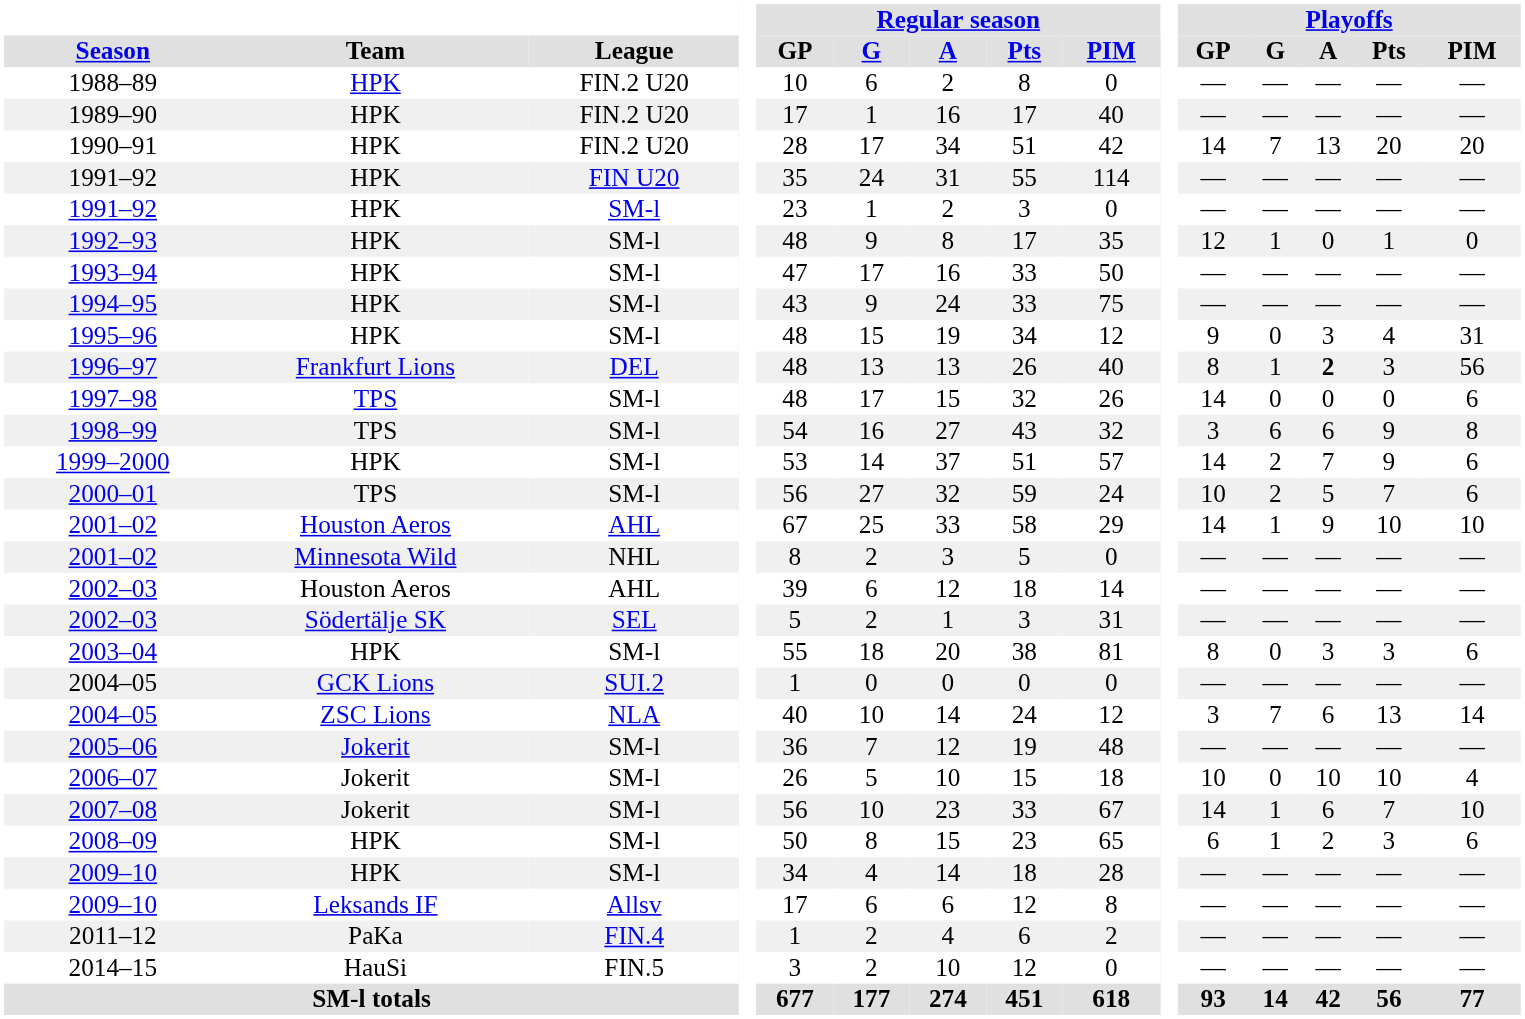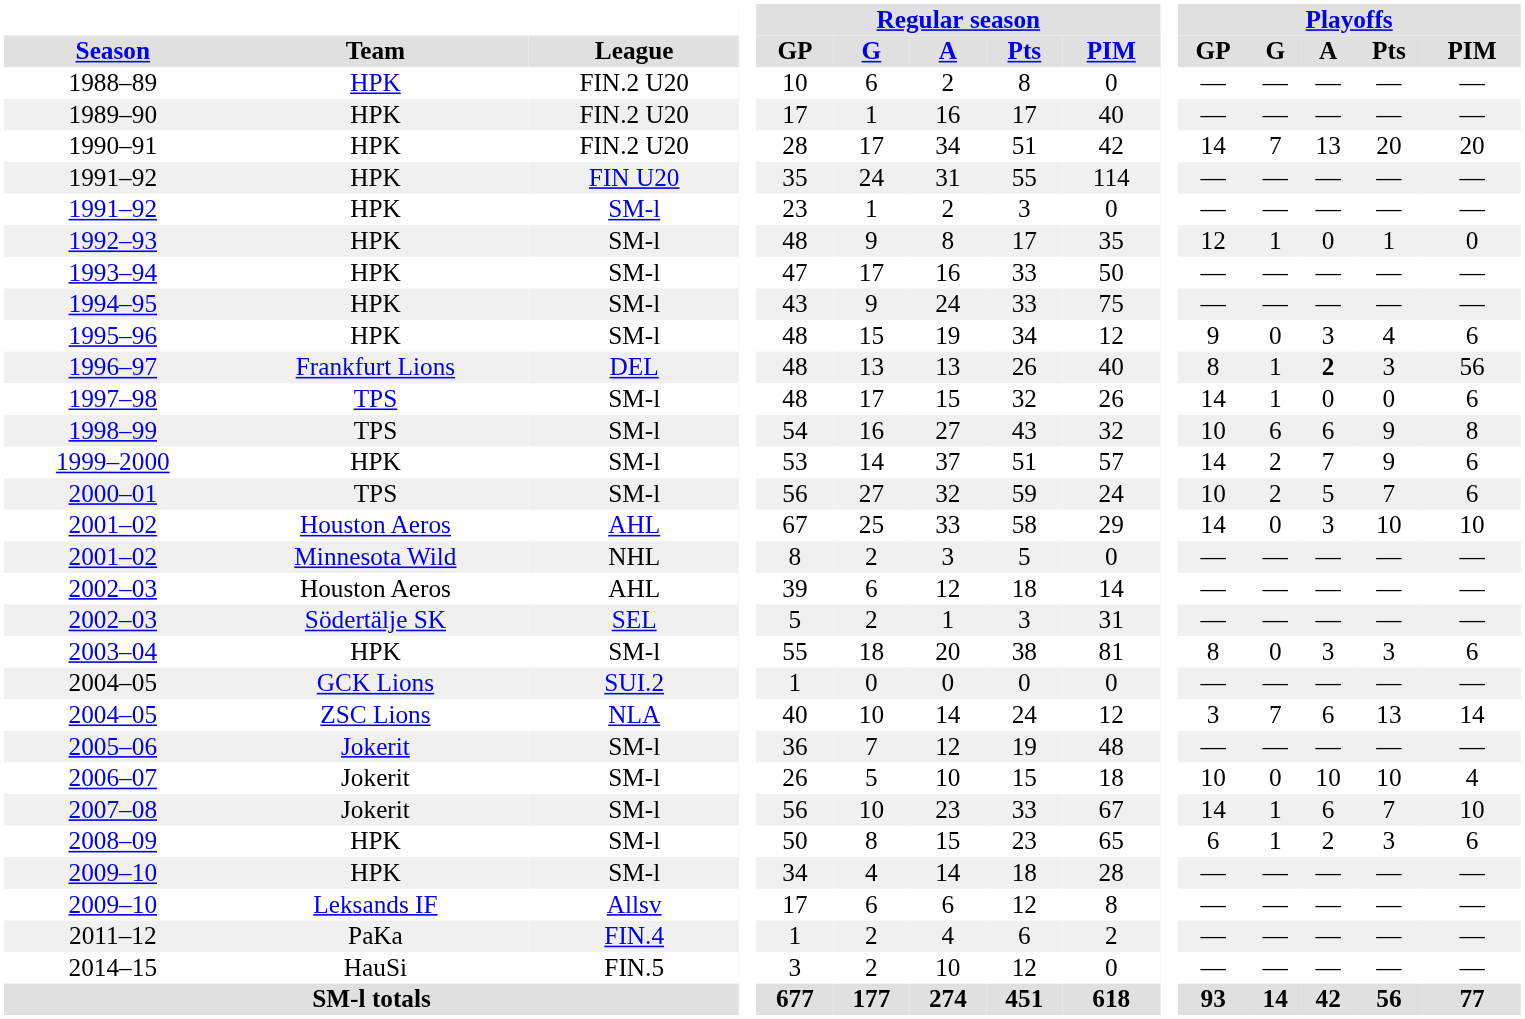(1472, 335) 31 -> (1472, 335) 6
(1275, 398) 0 -> (1275, 398) 1
(1213, 430) 3 -> (1213, 430) 10
(1275, 525) 1 -> (1275, 525) 0
(1328, 525) 9 -> (1328, 525) 3
